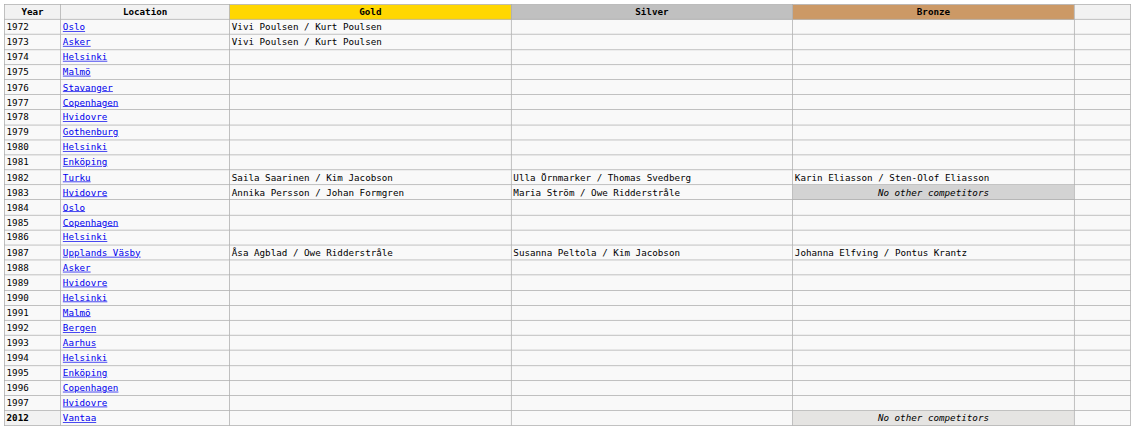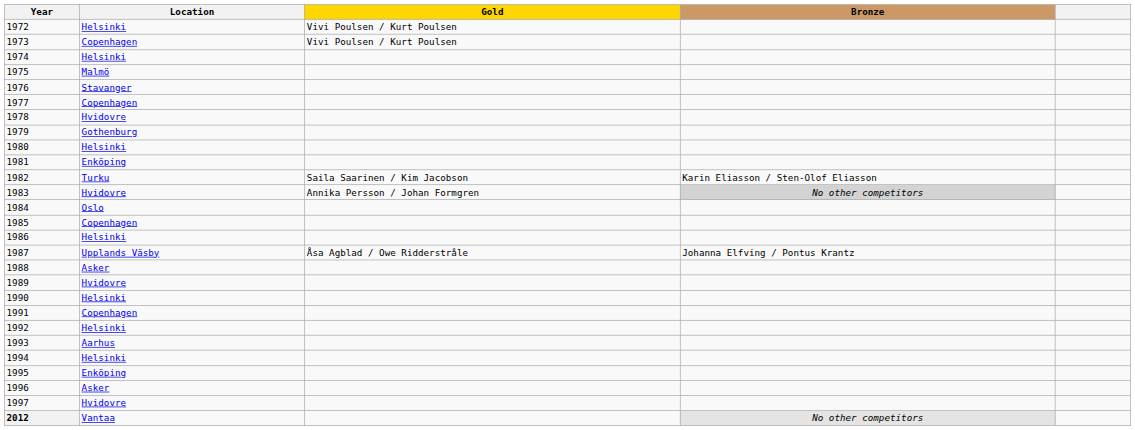- column: (652, 12)
(74, 27) Oslo -> (104, 27) Helsinki
(77, 42) Asker -> (109, 42) Copenhagen
(77, 313) Malmö -> (109, 313) Copenhagen
(80, 328) Bergen -> (104, 328) Helsinki
(91, 388) Copenhagen -> (96, 388) Asker
